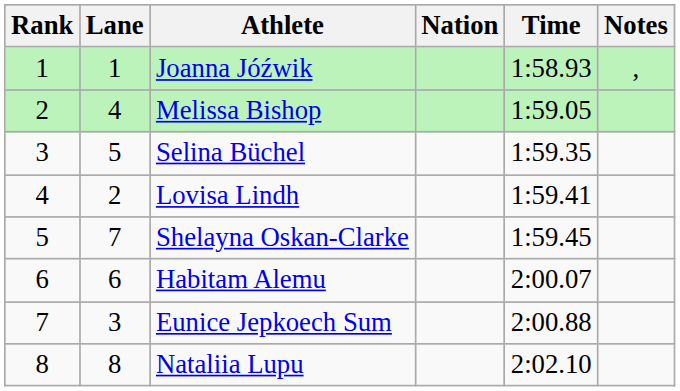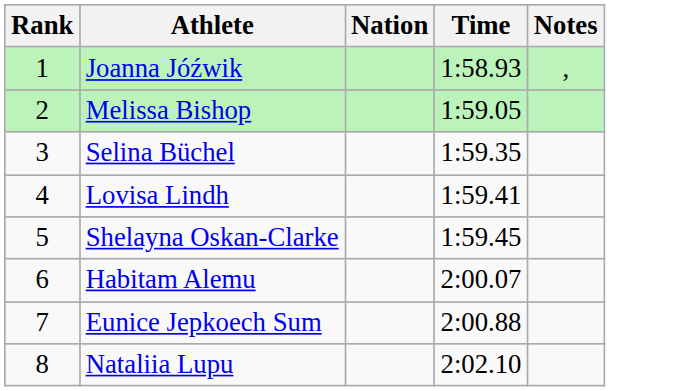- column: (115, 25)
